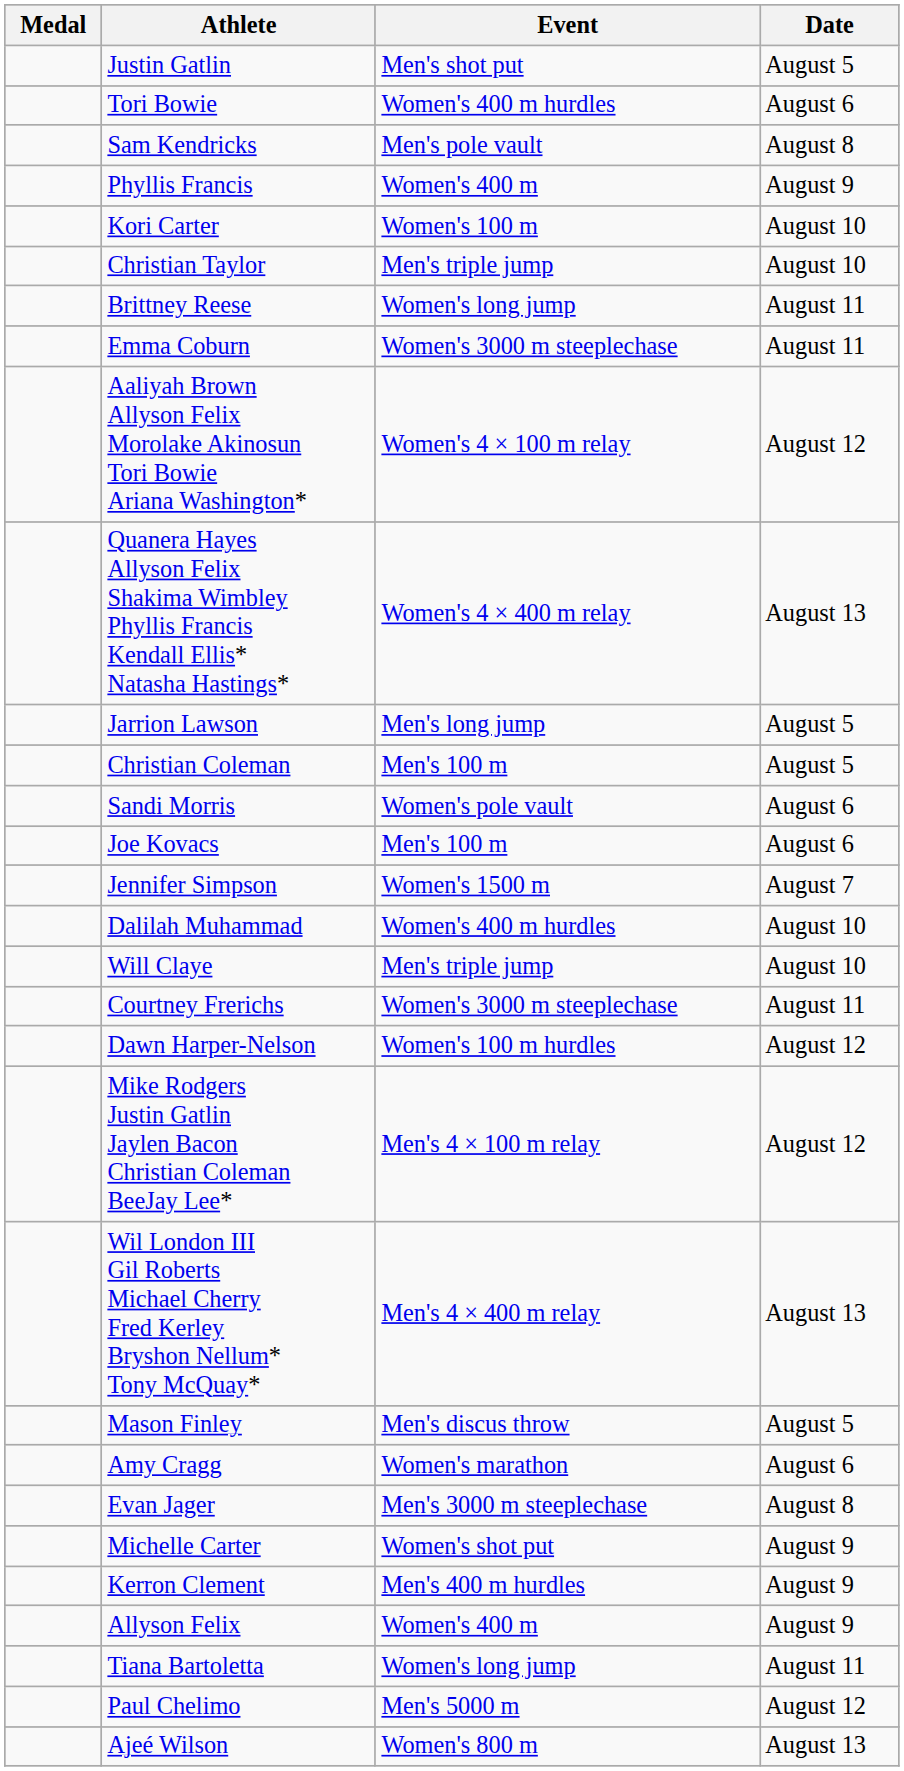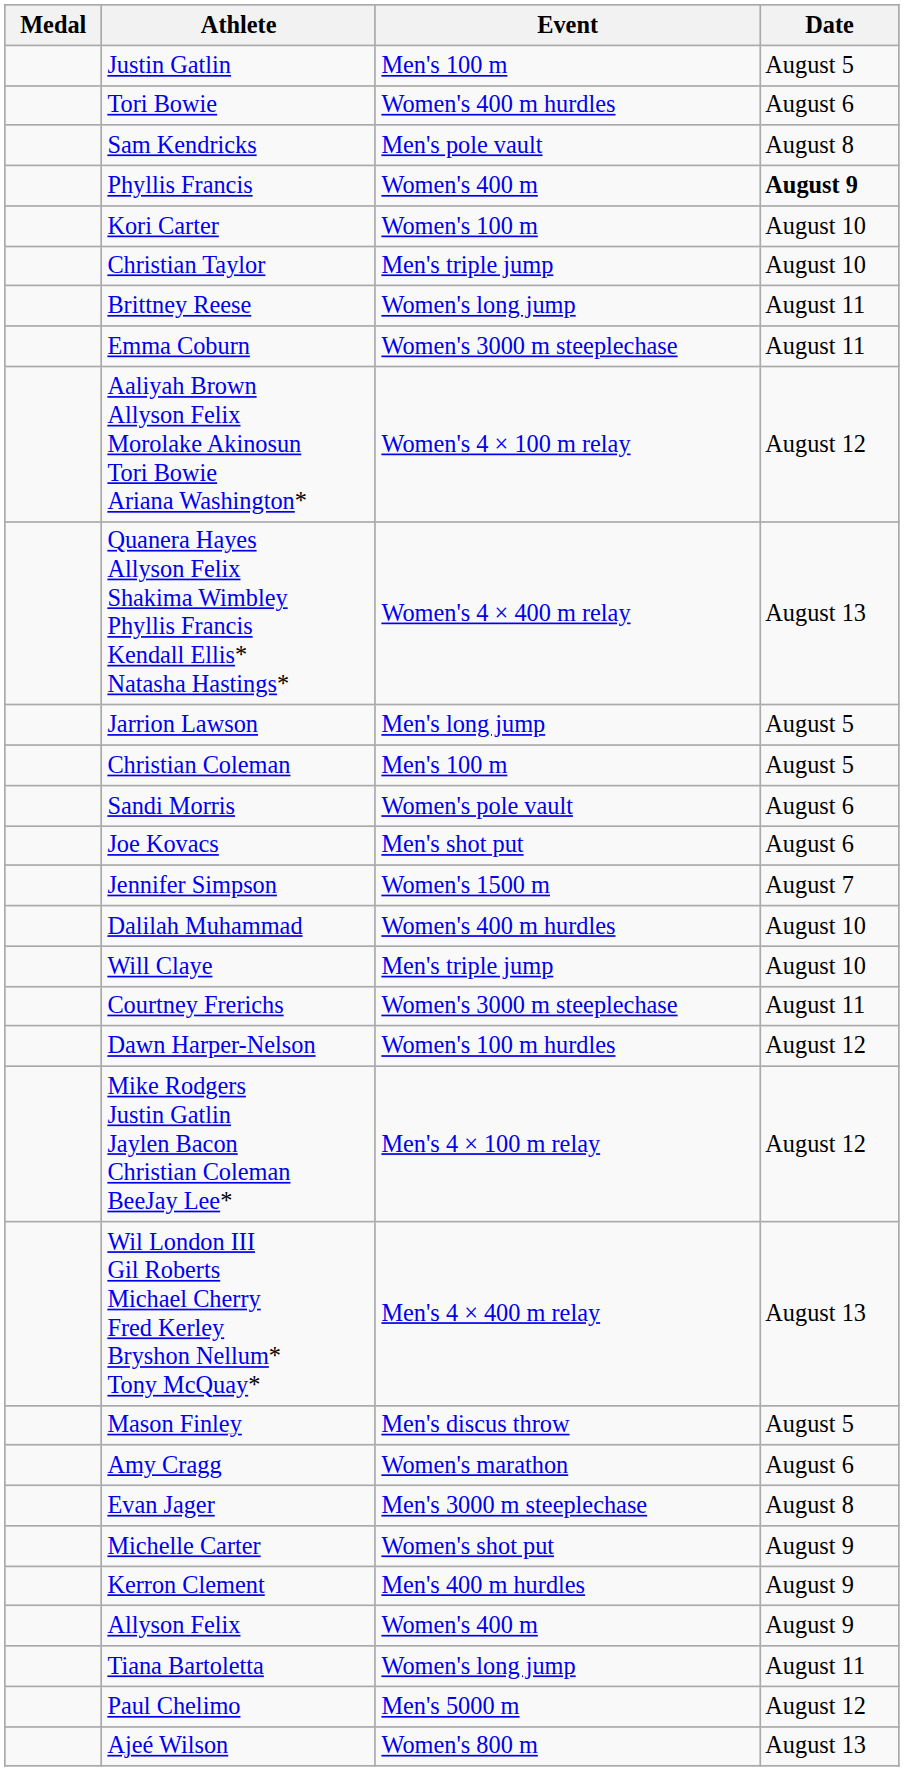(453, 65) Men's shot put -> (444, 65) Men's 100 m
(810, 185) normal -> (812, 185) bold
(444, 845) Men's 100 m -> (453, 845) Men's shot put
